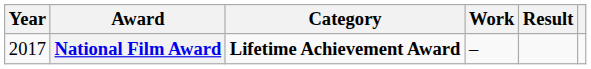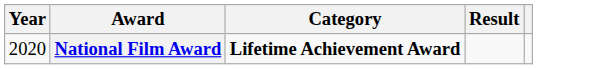- column: (492, 19)
(27, 48) 2017 -> (27, 48) 2020
